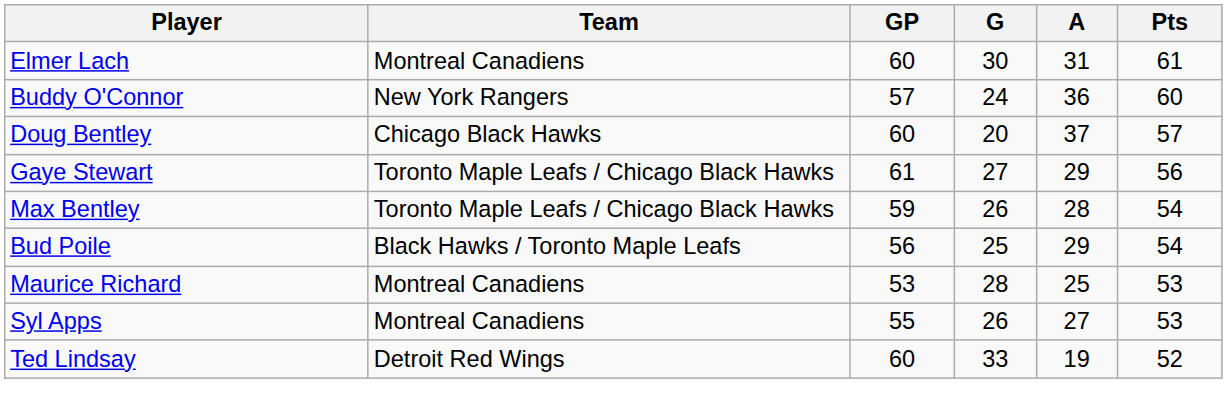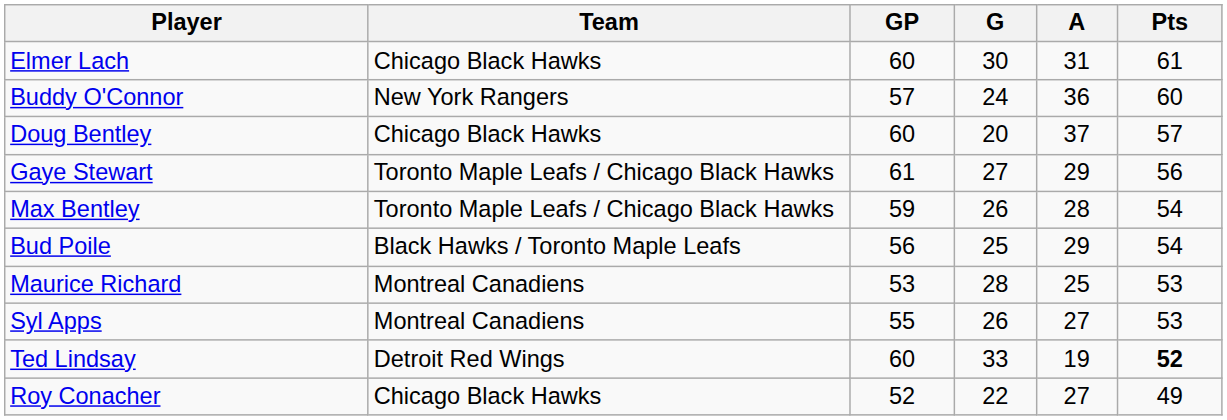(479, 60) Montreal Canadiens -> (488, 60) Chicago Black Hawks
(1170, 358) normal -> (1170, 358) bold
+ row: (85, 396)
